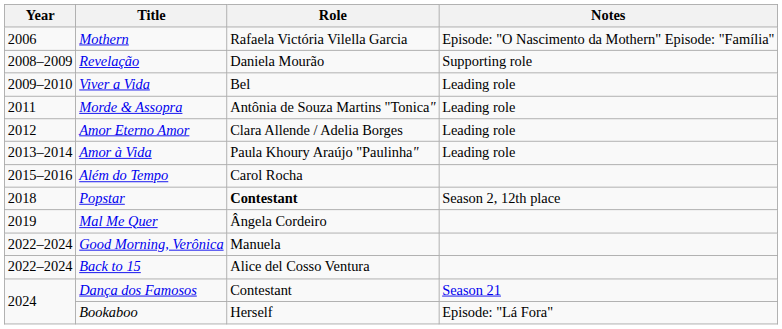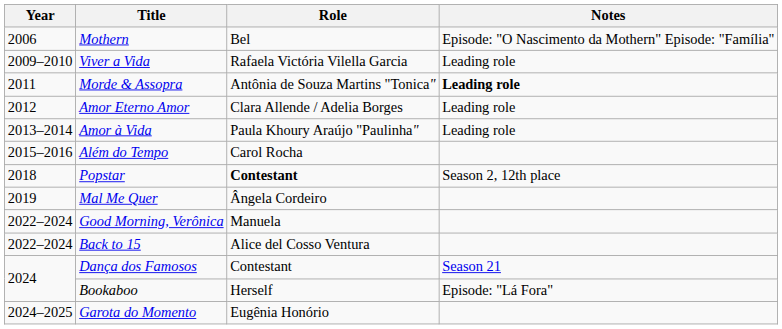(319, 38) Rafaela Victória Vilella Garcia -> (240, 38) Bel
- row: (109, 61)
(240, 84) Bel -> (319, 61) Rafaela Victória Vilella Garcia
(479, 107) normal -> (481, 84) bold
+ row: (138, 312)
